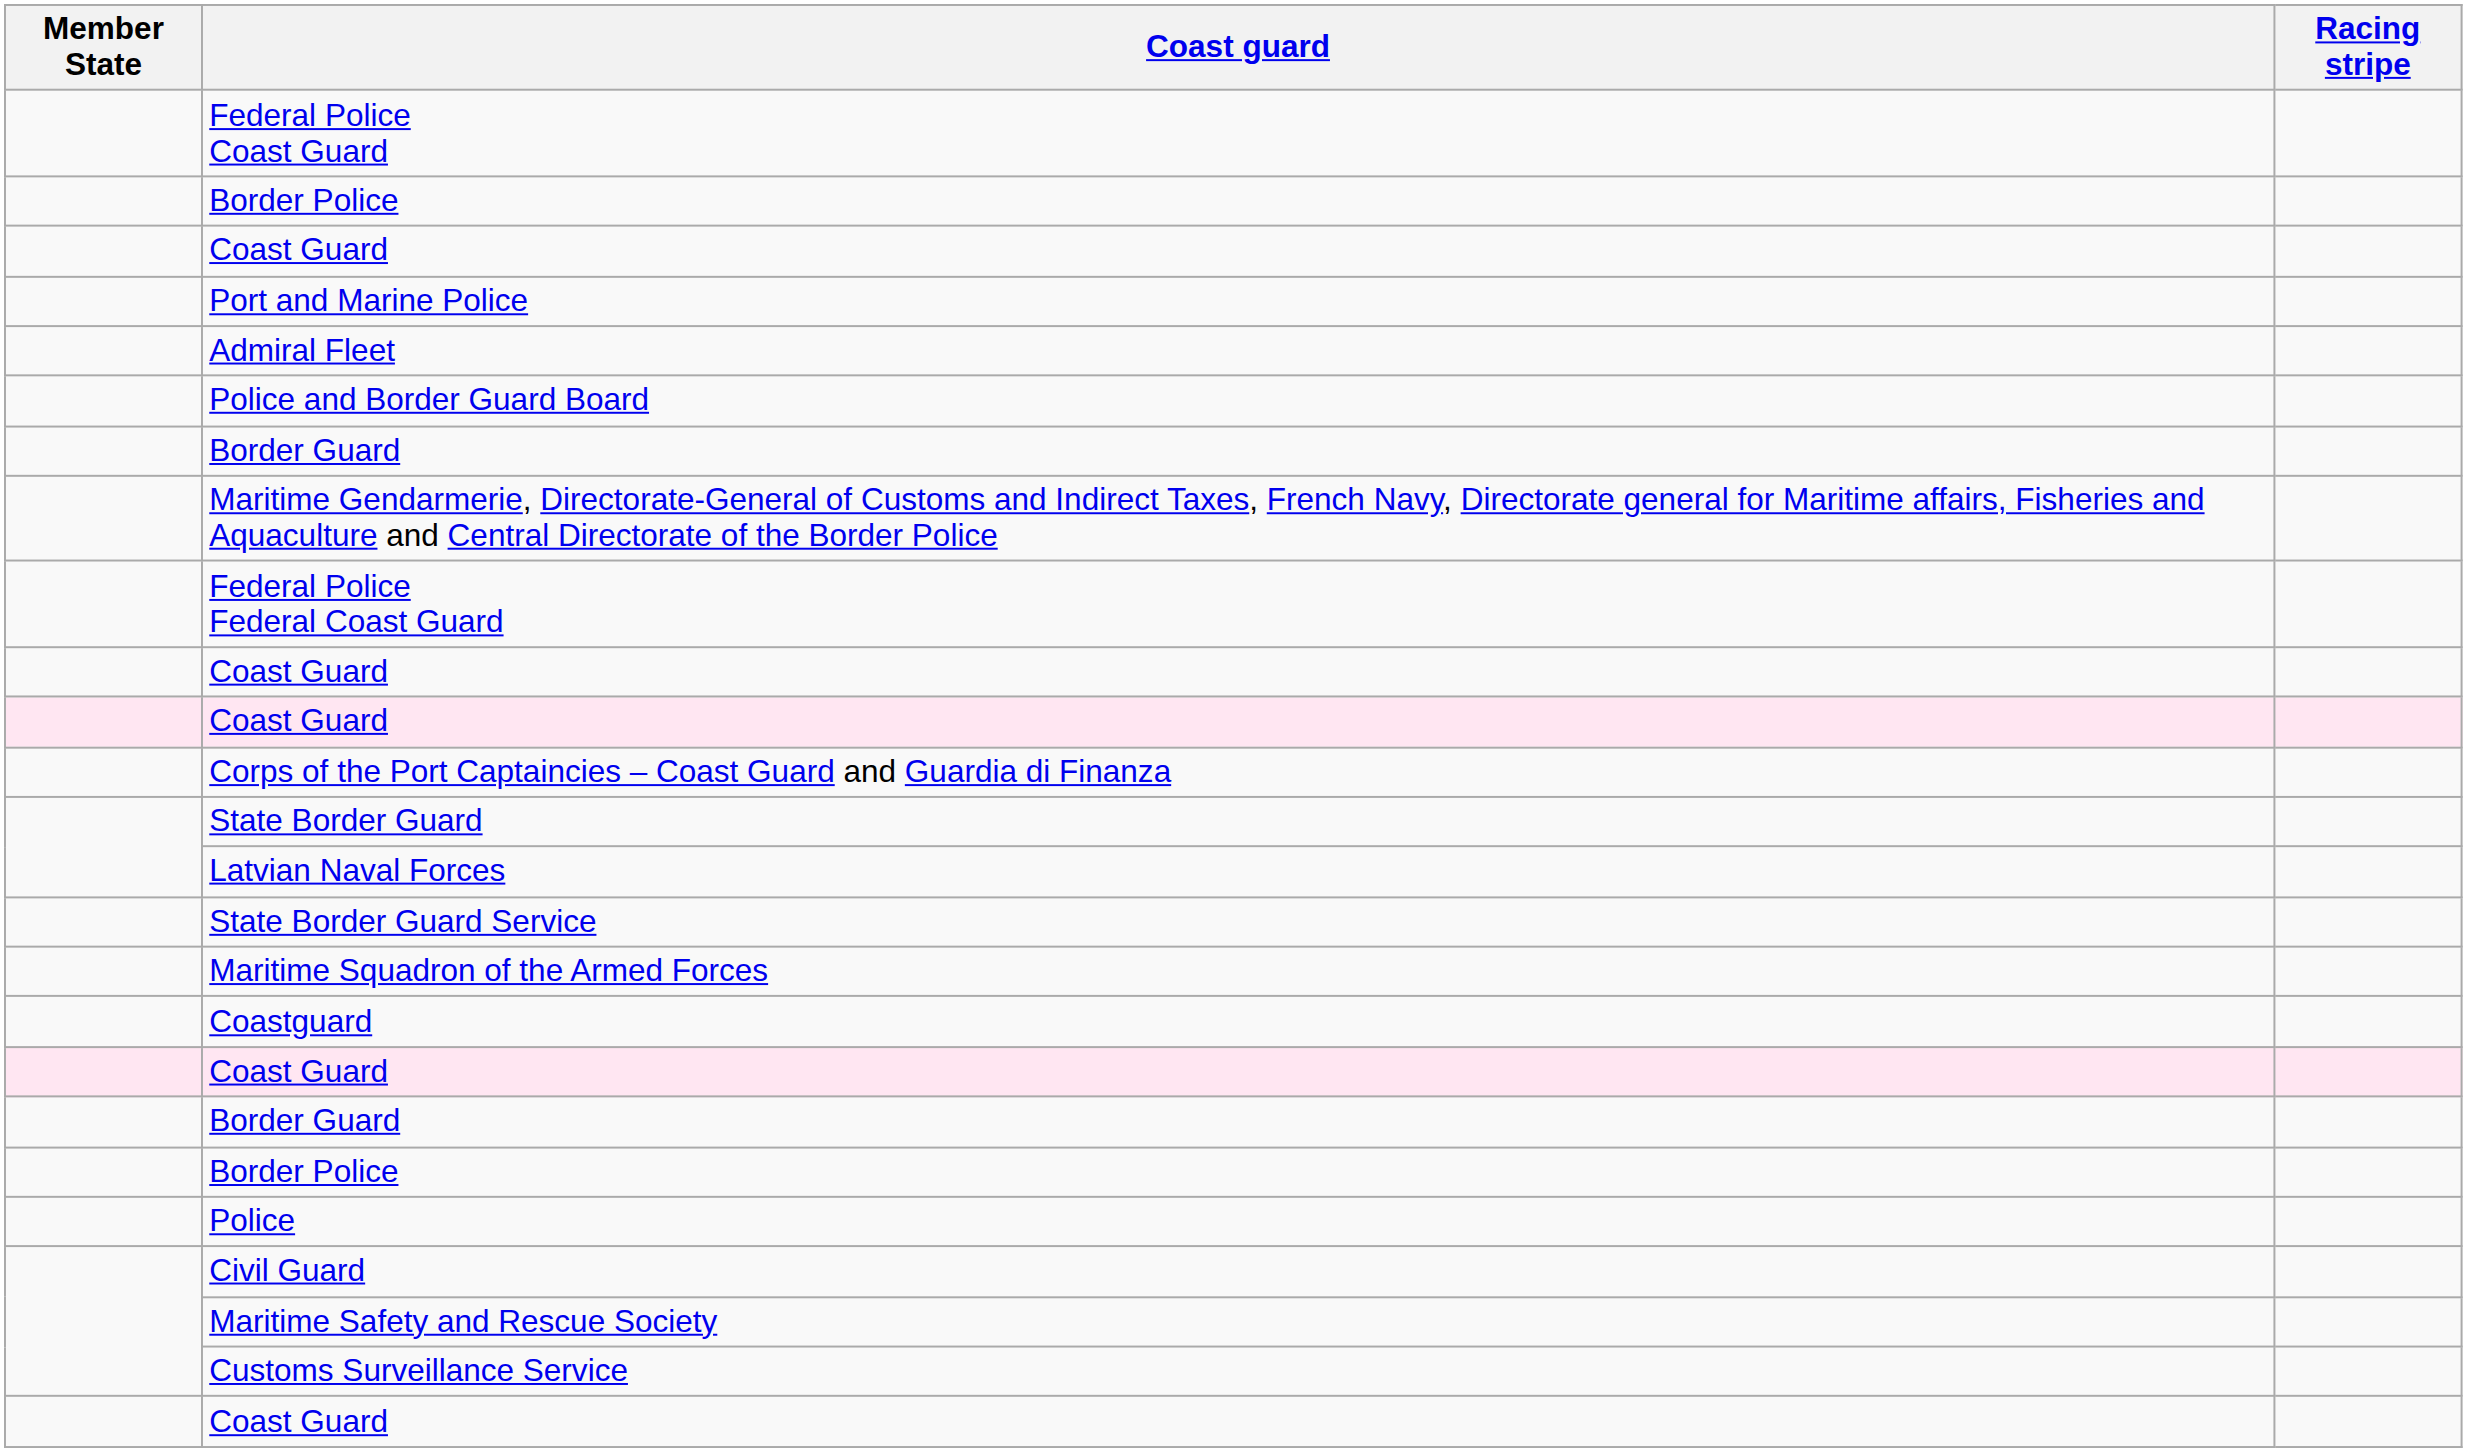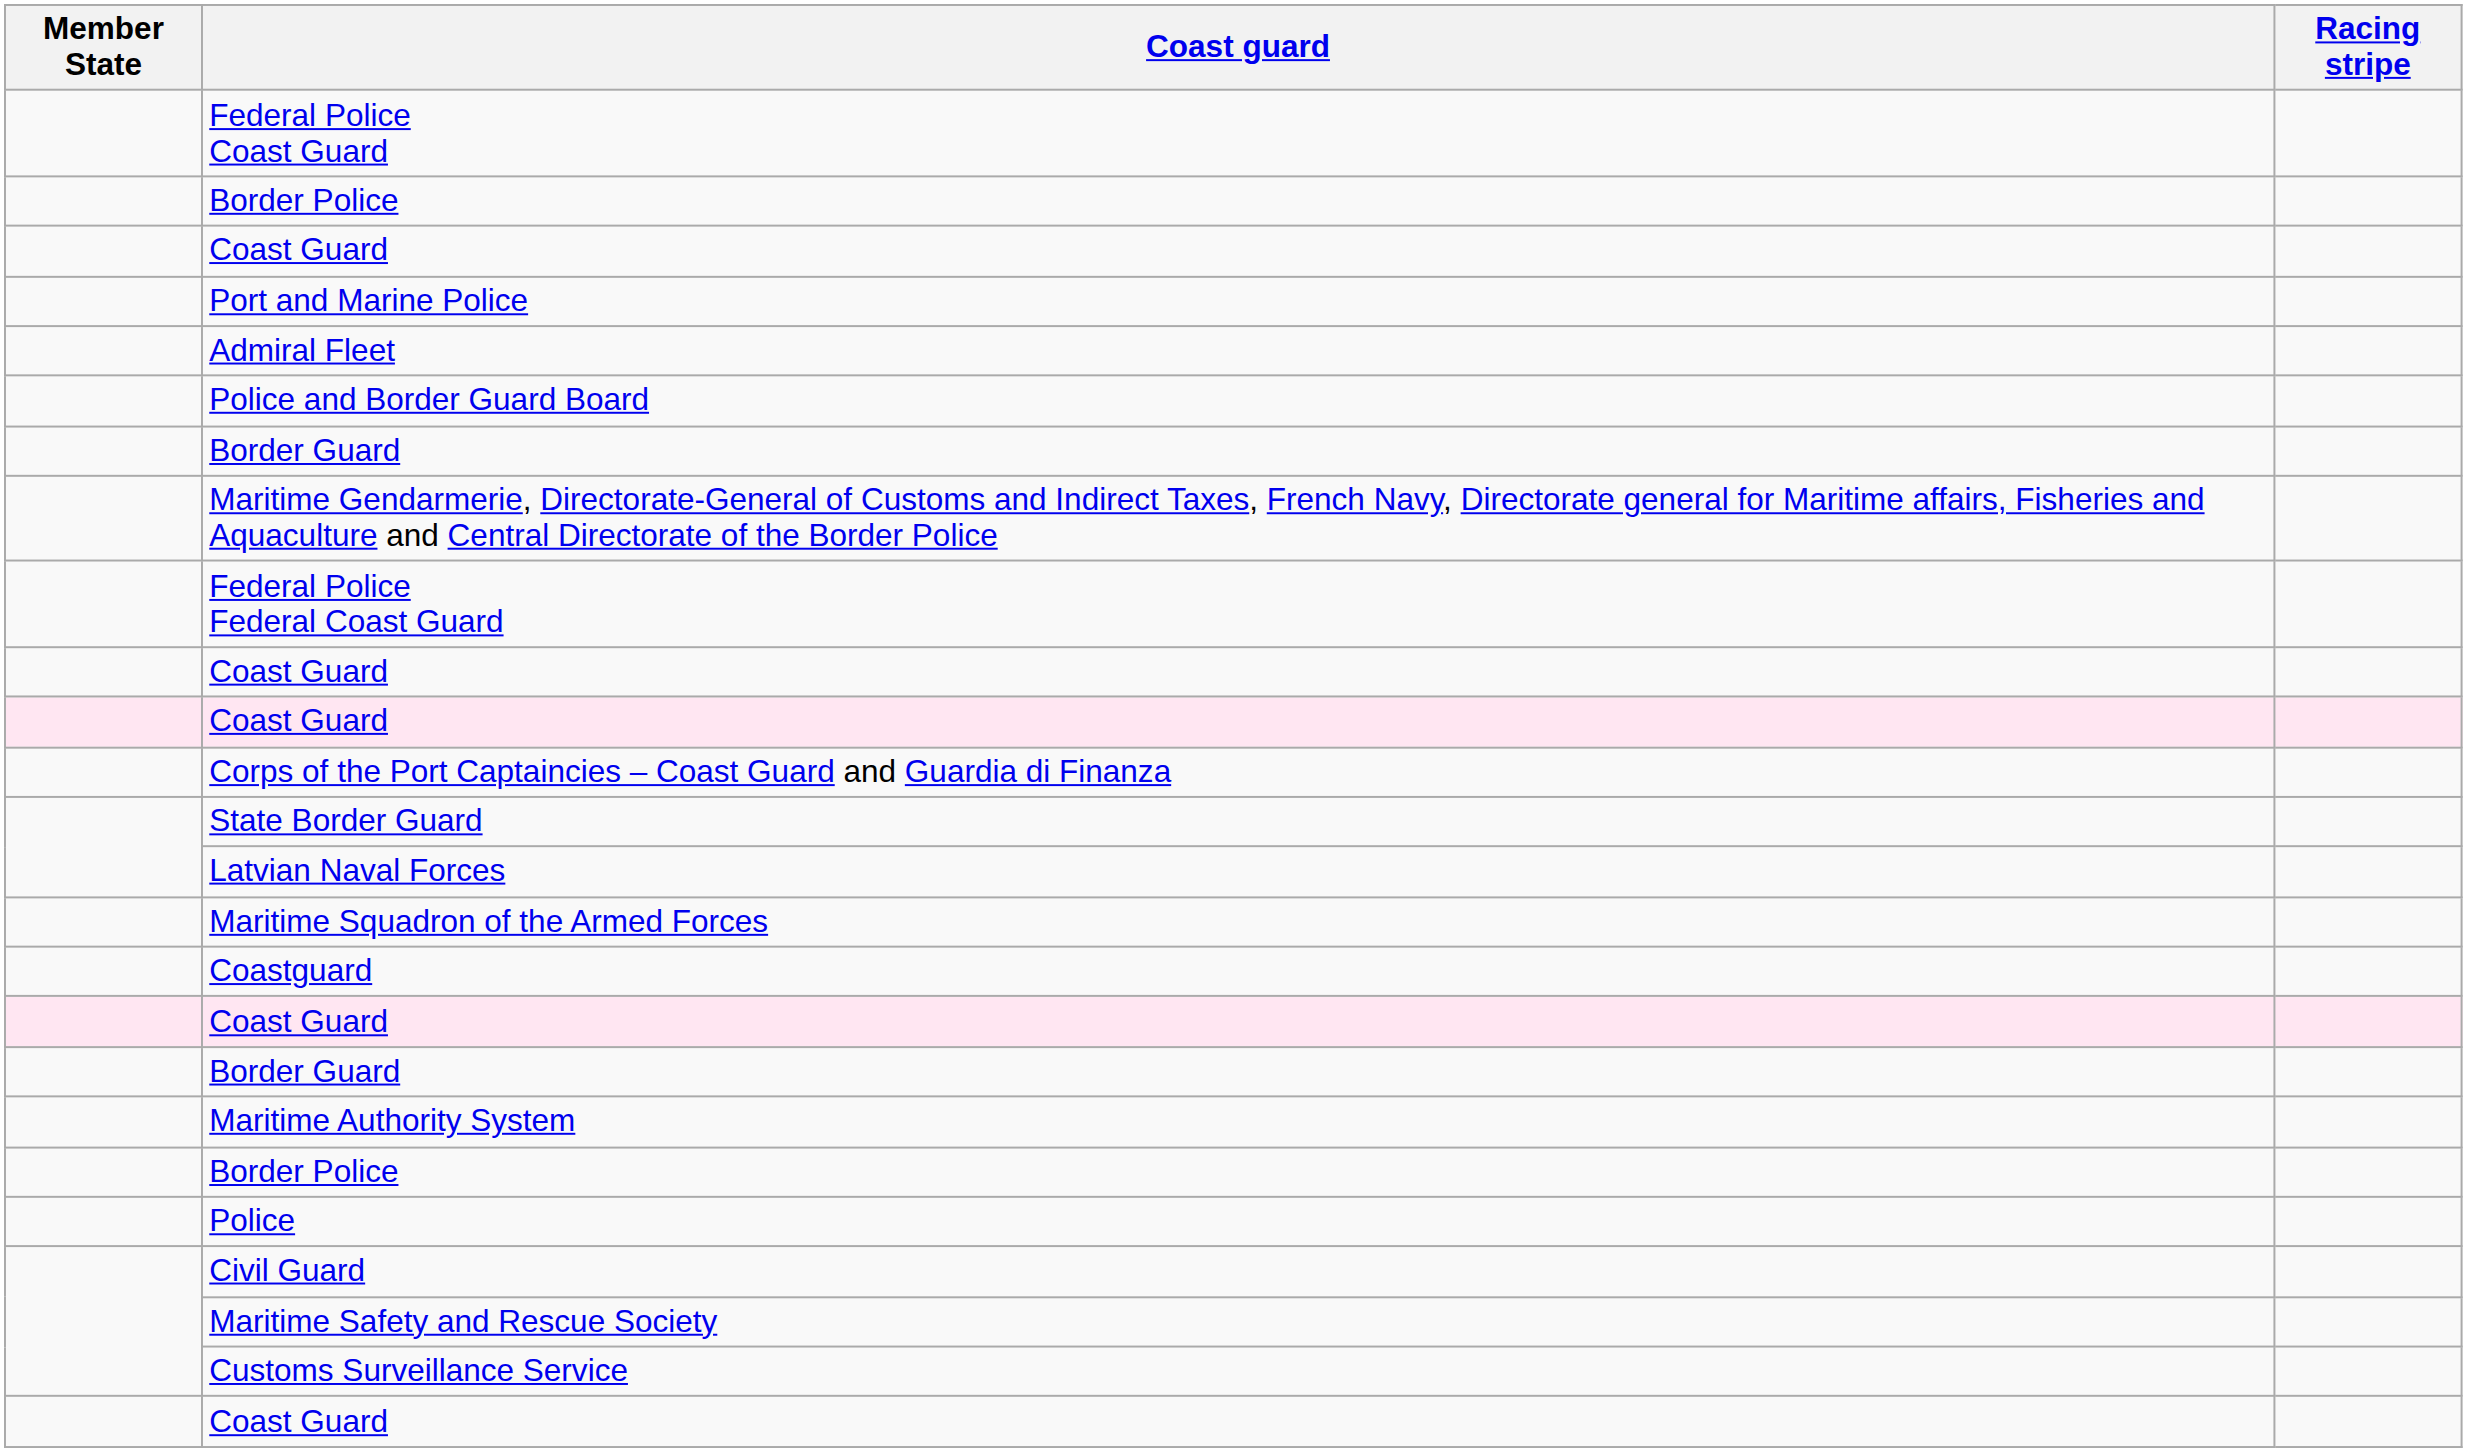- row: (103, 922)
+ row: (103, 1122)
